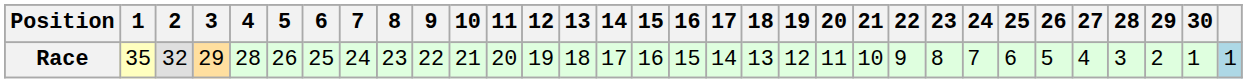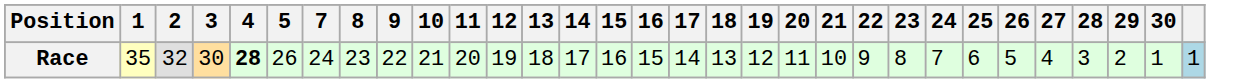- column: (321, 23)
(211, 59) 29 -> (211, 59) 30
(248, 59) normal -> (248, 59) bold
